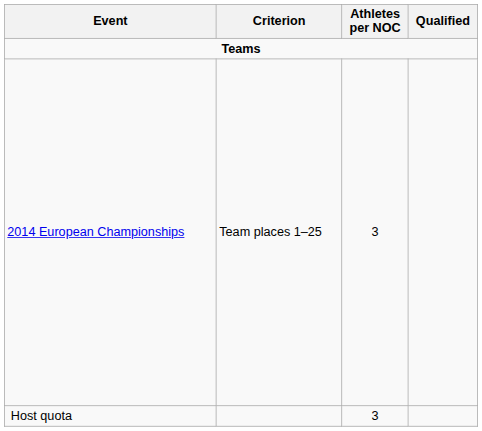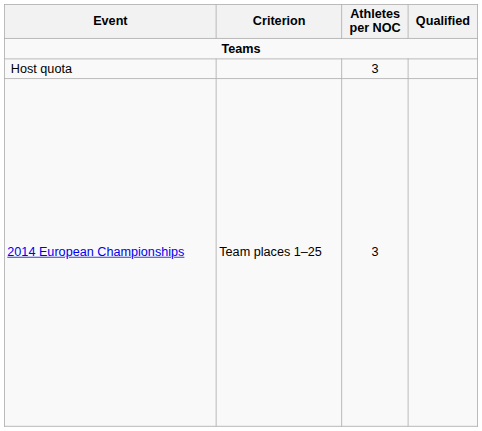rows swapped: (40, 415) <-> (96, 232)
